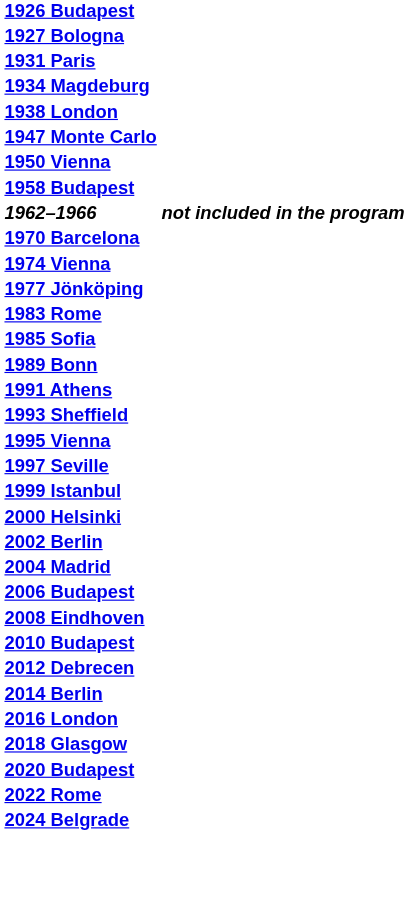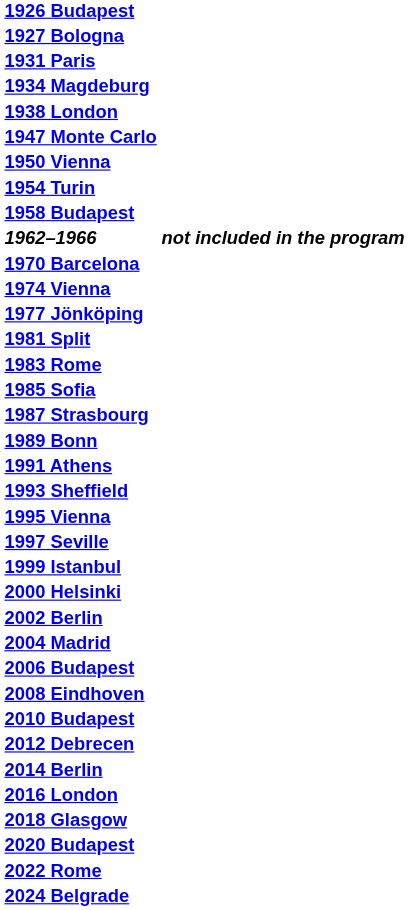+ row: (50, 187)
+ row: (47, 339)
+ row: (77, 415)
